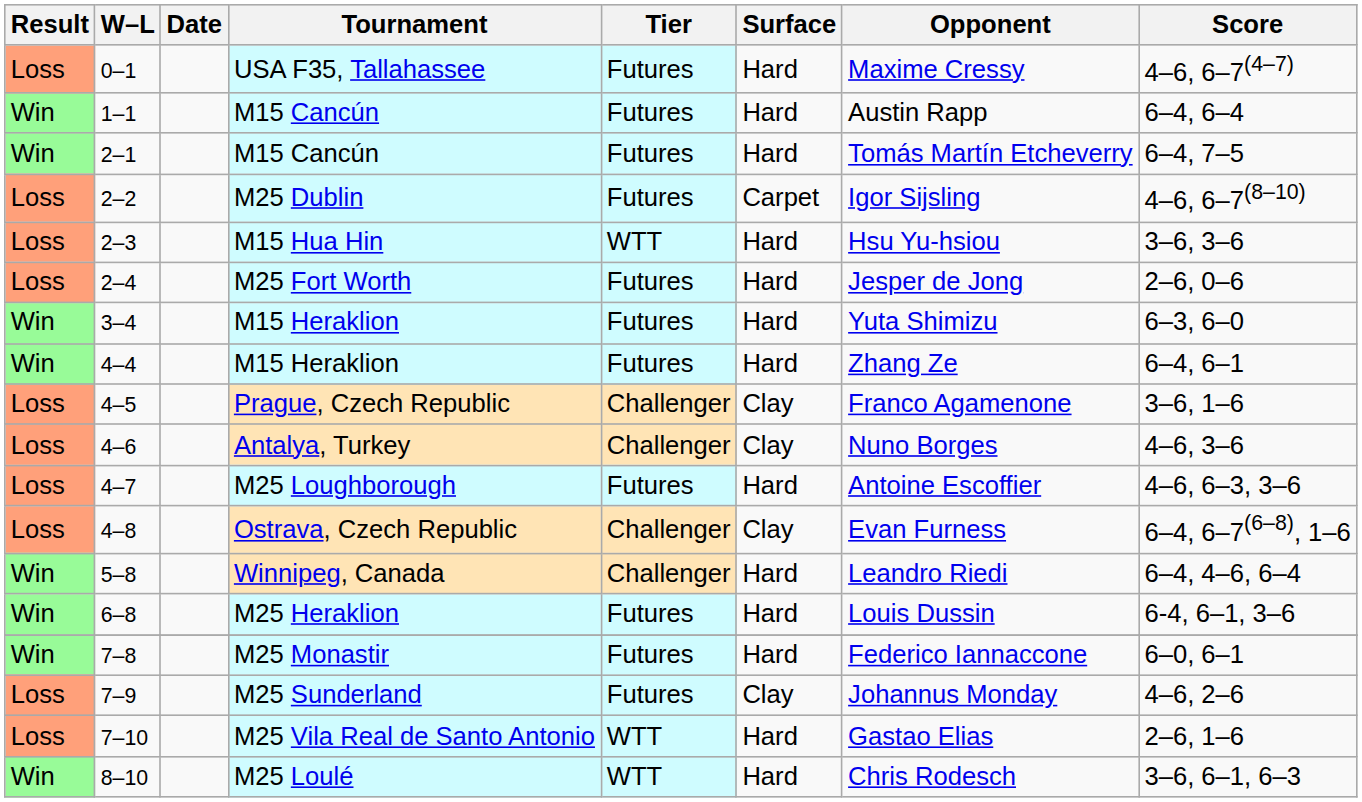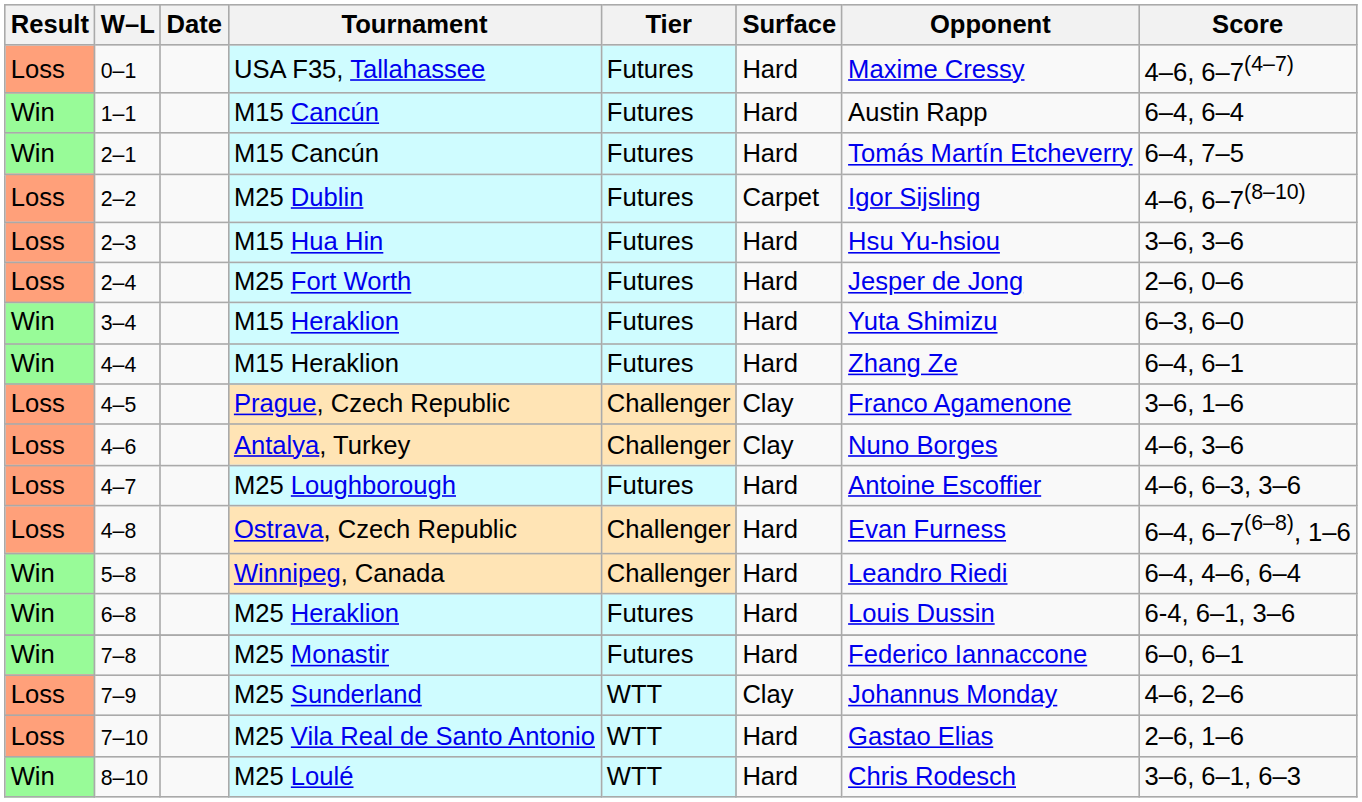(634, 241) WTT -> (650, 241) Futures
(768, 529) Clay -> (770, 529) Hard
(650, 695) Futures -> (634, 695) WTT
